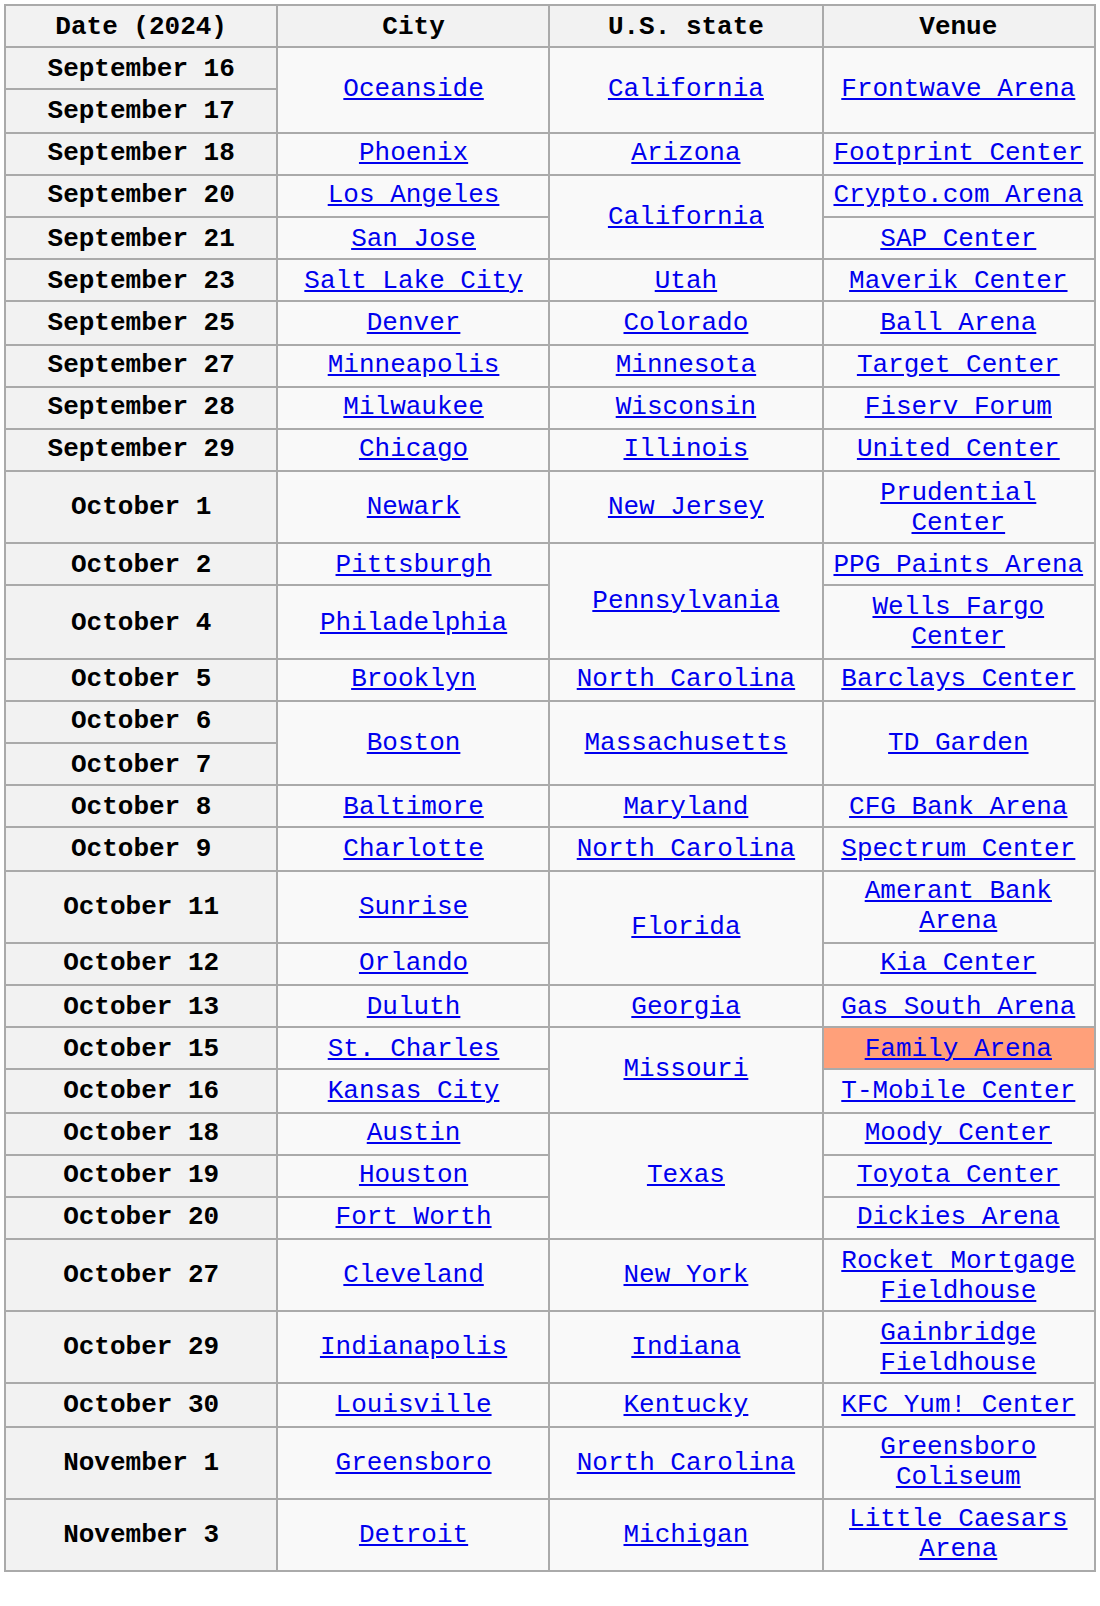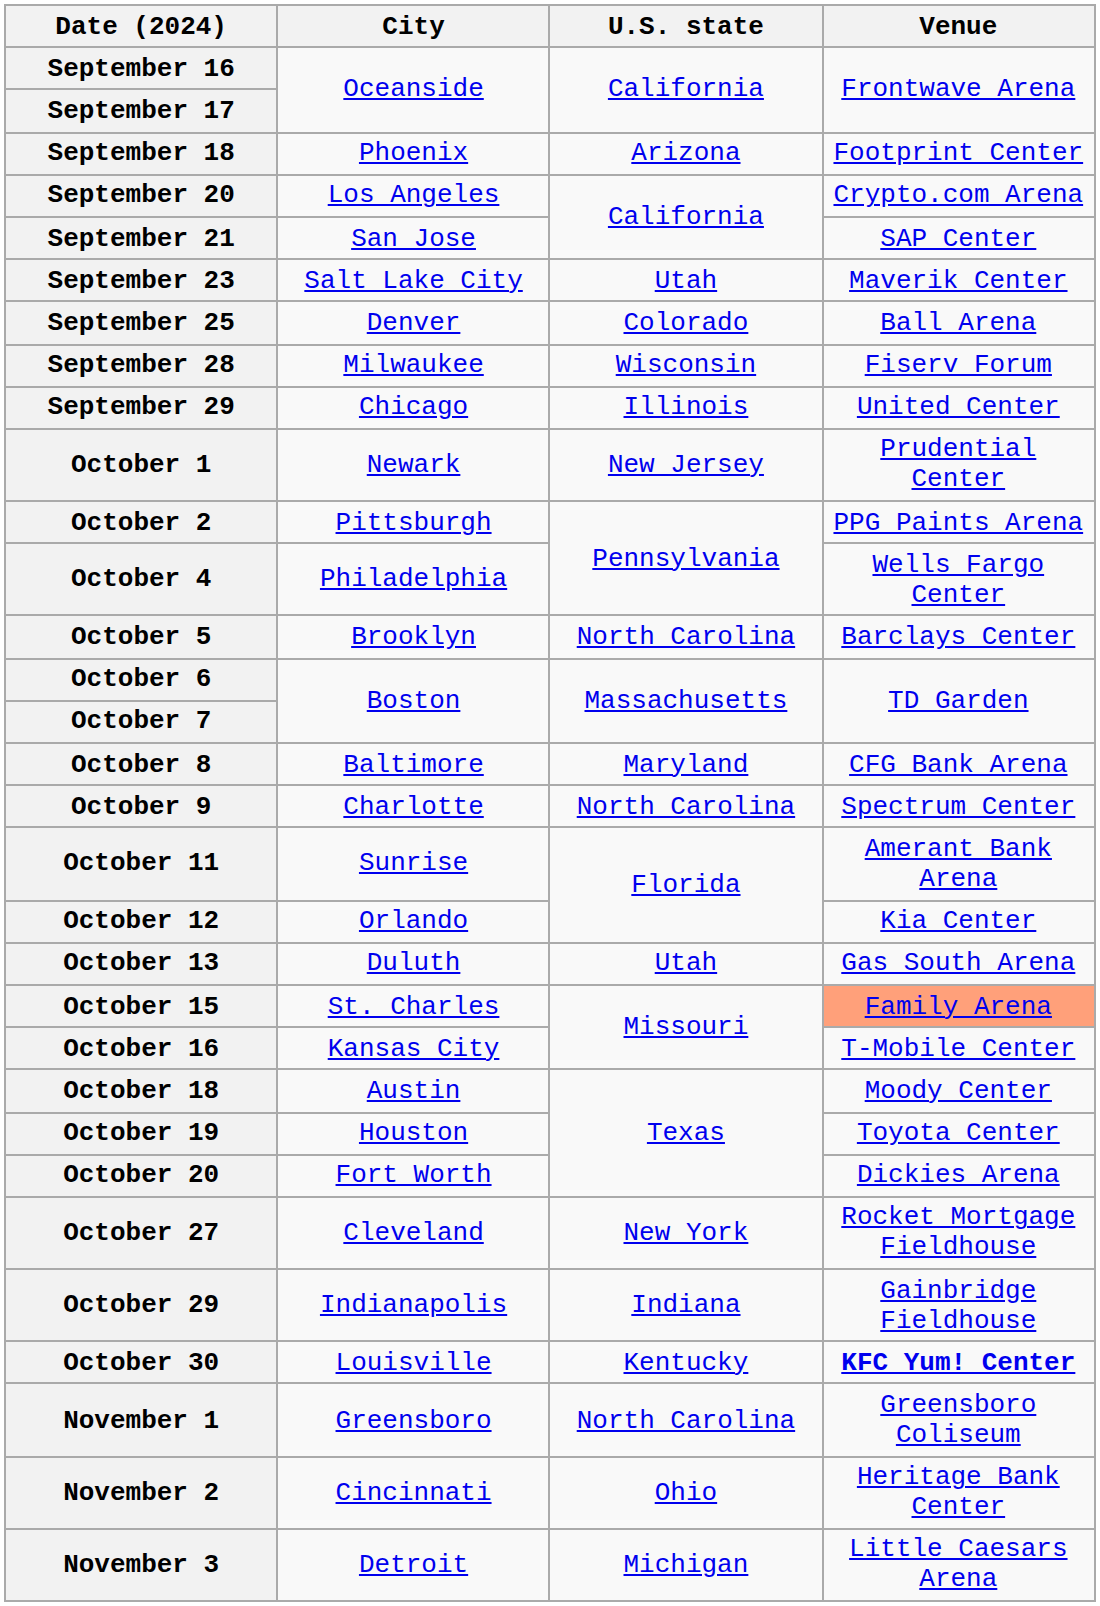- row: (141, 365)
(686, 1006) Georgia -> (686, 964) Utah
(958, 1405) normal -> (958, 1363) bold
+ row: (141, 1492)
